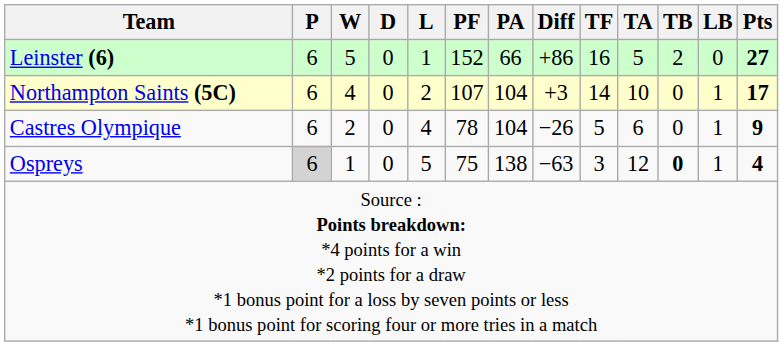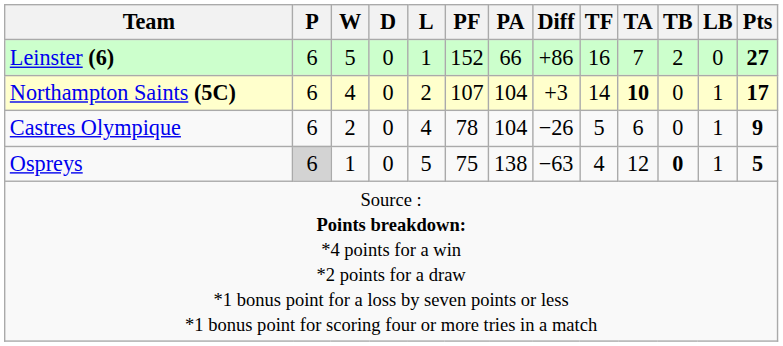(638, 57) 5 -> (638, 57) 7
(638, 92) normal -> (638, 92) bold
(599, 163) 3 -> (599, 163) 4
(758, 163) 4 -> (758, 163) 5
